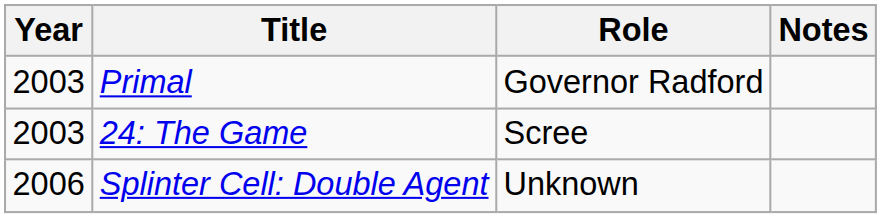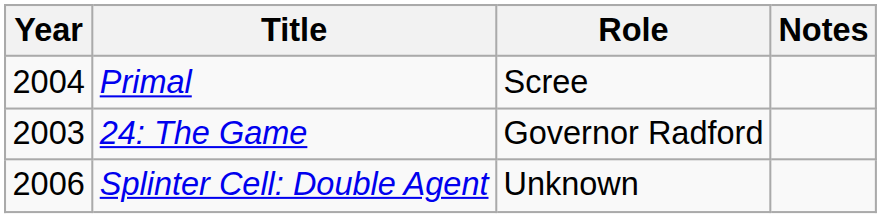(49, 81) 2003 -> (49, 81) 2004
(633, 81) Governor Radford -> (546, 81) Scree
(546, 133) Scree -> (633, 133) Governor Radford
